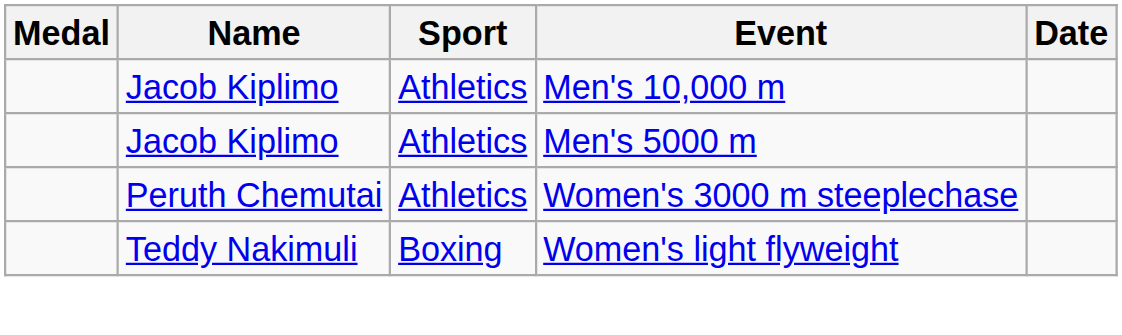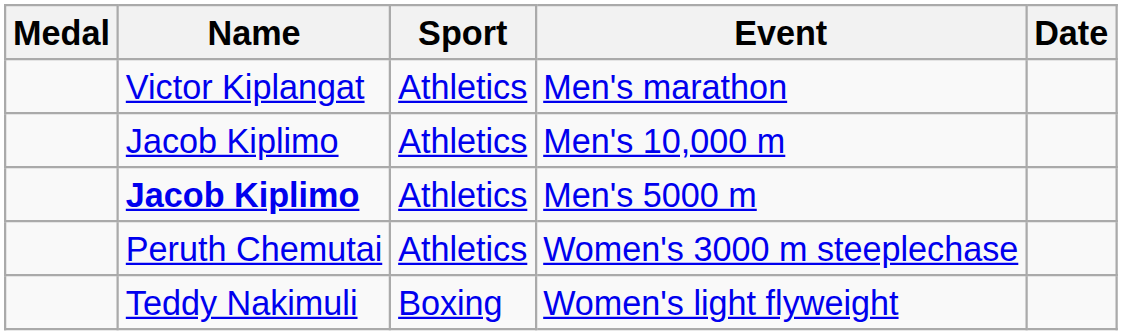+ row: (665, 87)
(232, 141) normal -> (243, 195) bold
